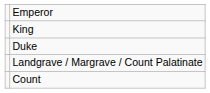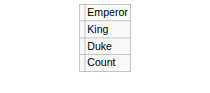- row: (108, 63)
